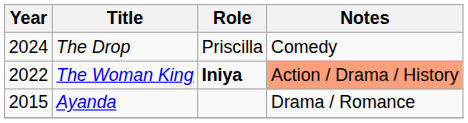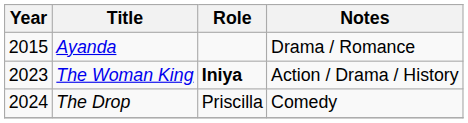rows swapped: (86, 103) <-> (93, 46)
(28, 74) 2022 -> (28, 74) 2023
(365, 74) lightsalmon background -> (365, 74) no background
